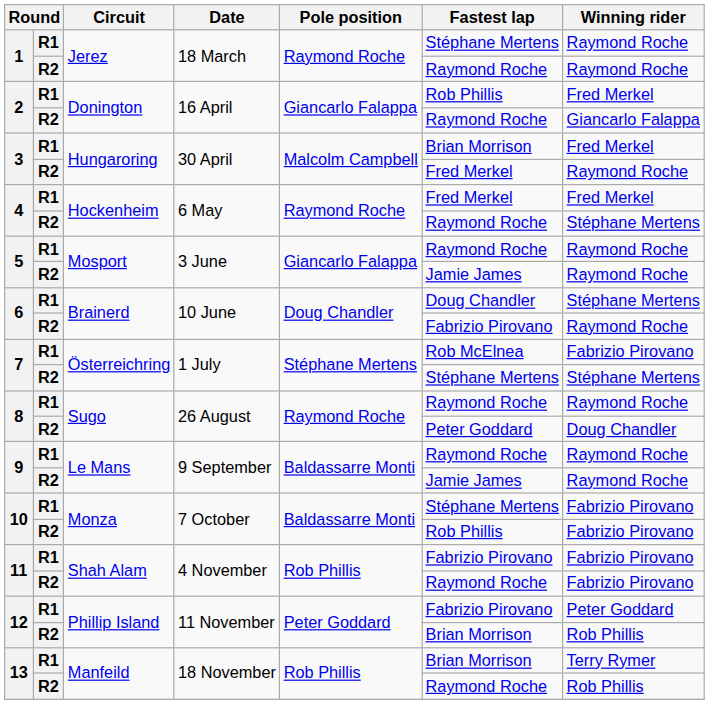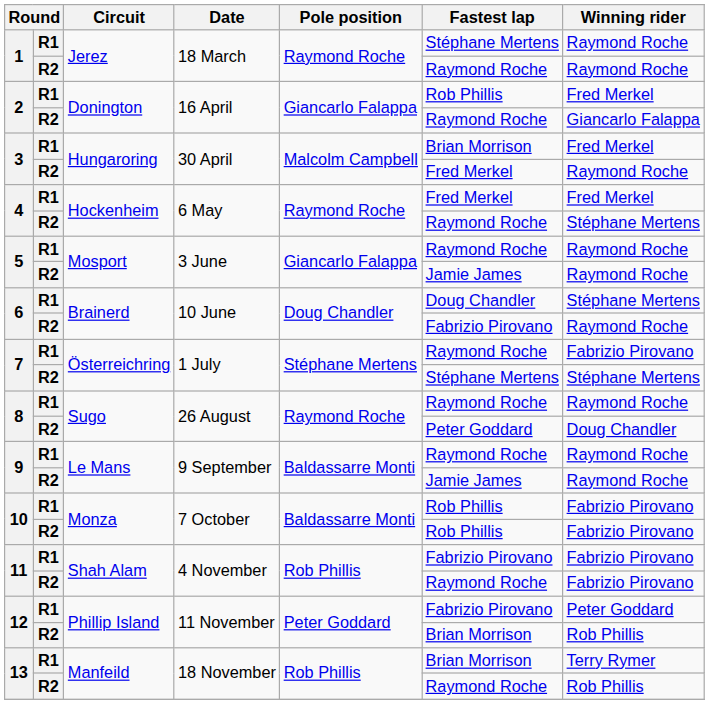(475, 351) Rob McElnea -> (486, 351) Raymond Roche
(492, 506) Stéphane Mertens -> (464, 506) Rob Phillis
